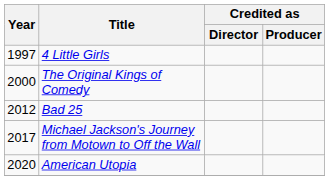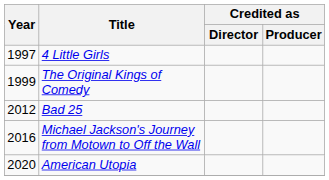(22, 82) 2000 -> (22, 82) 1999
(22, 137) 2017 -> (22, 137) 2016
